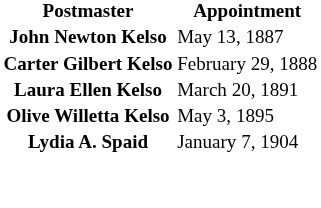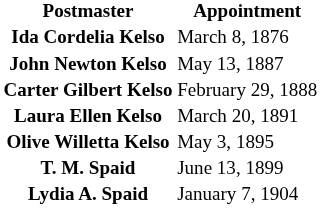+ row: (88, 37)
+ row: (88, 168)
